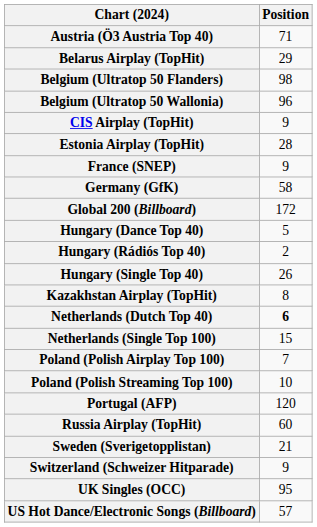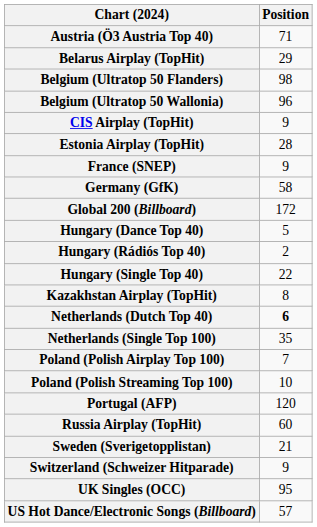(286, 274) 26 -> (286, 274) 22
(286, 338) 15 -> (286, 338) 35
